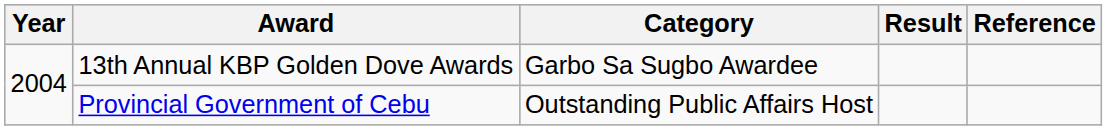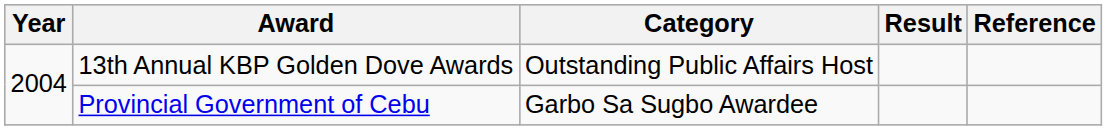(672, 64) Garbo Sa Sugbo Awardee -> (699, 64) Outstanding Public Affairs Host
(699, 104) Outstanding Public Affairs Host -> (672, 104) Garbo Sa Sugbo Awardee
